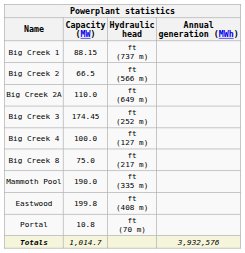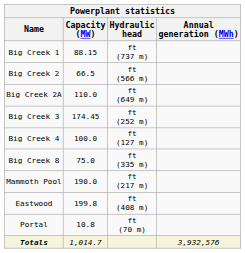(132, 160) ft (217 m) -> (132, 160) ft (335 m)
(132, 182) ft (335 m) -> (132, 182) ft (217 m)
